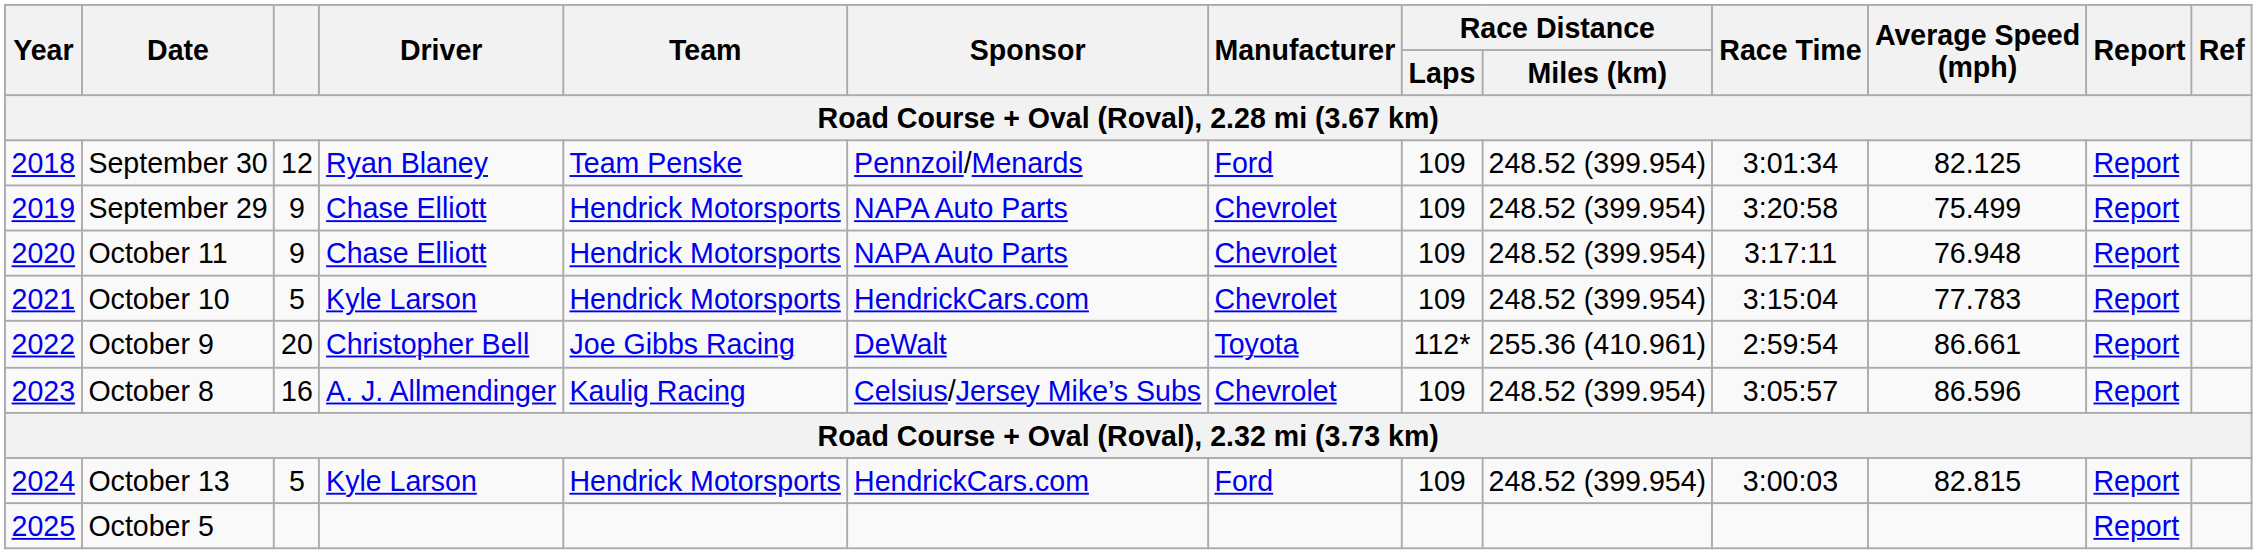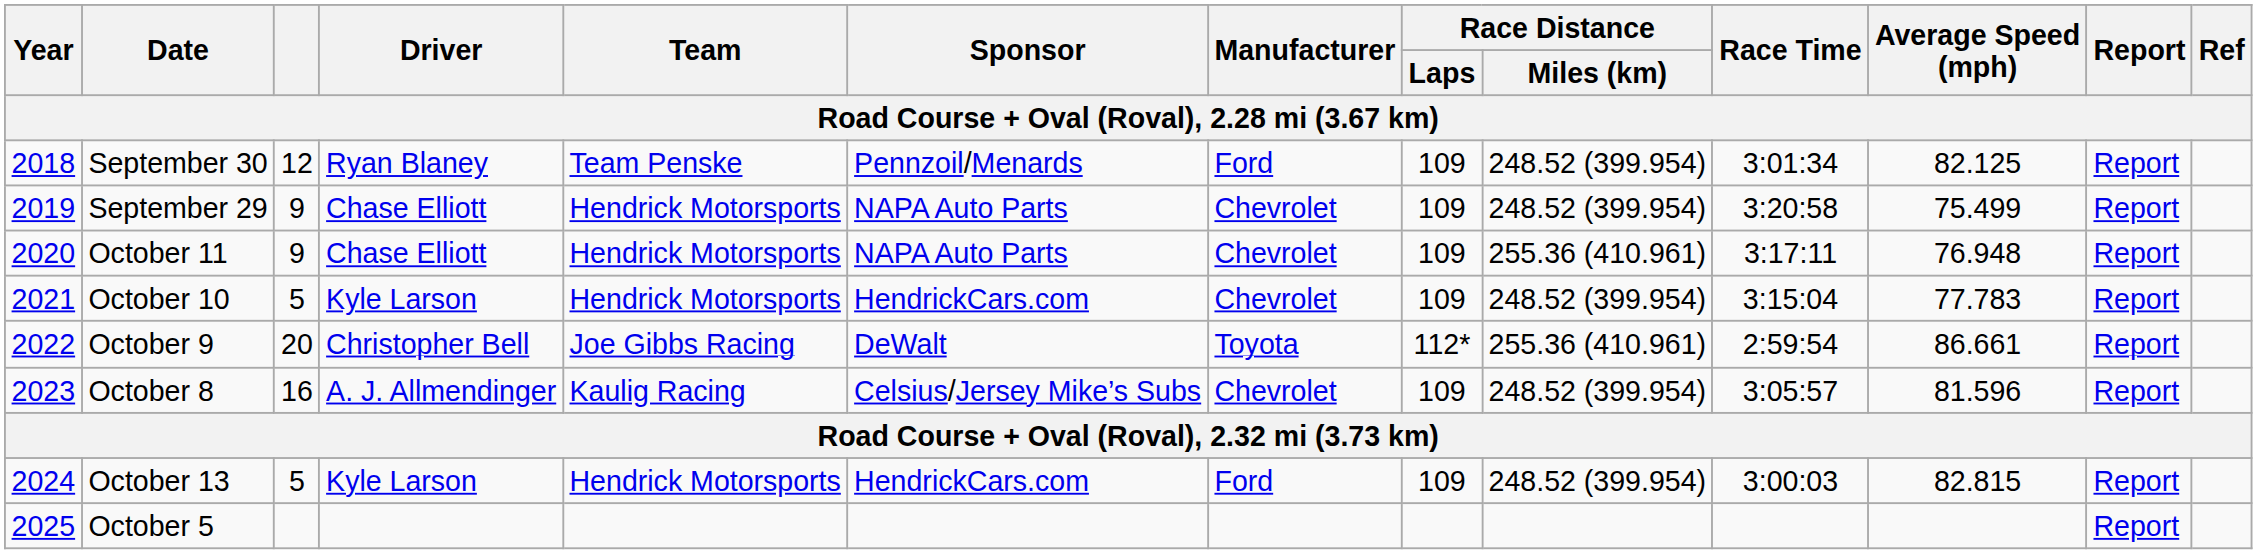(1597, 254) 248.52 (399.954) -> (1597, 254) 255.36 (410.961)
(1978, 390) 86.596 -> (1978, 390) 81.596
